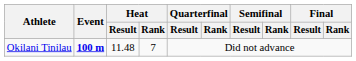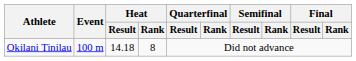(90, 47) bold -> (90, 47) normal
(123, 47) 11.48 -> (122, 47) 14.18
(153, 47) 7 -> (153, 47) 8
